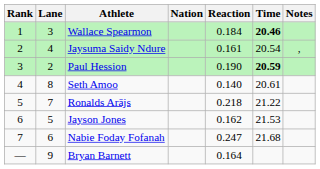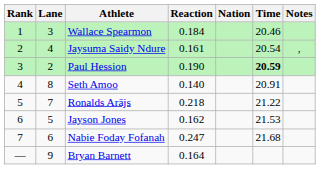columns swapped: (187, 13) <-> (229, 13)
(268, 31) bold -> (268, 31) normal
(268, 84) 20.61 -> (268, 84) 20.91
